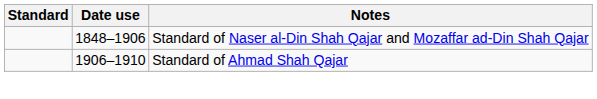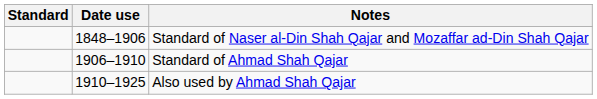+ row: (254, 82)
